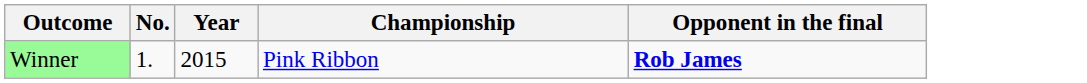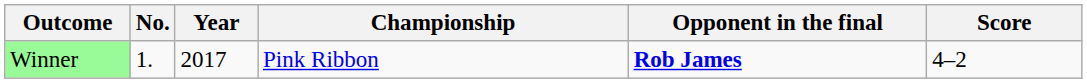+ column: (1004, 22)
(203, 59) 2015 -> (203, 59) 2017
